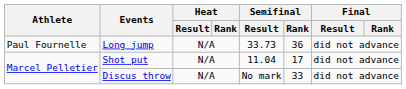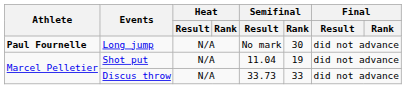(47, 44) normal -> (47, 44) bold
(262, 44) 33.73 -> (262, 44) No mark
(298, 44) 36 -> (298, 44) 30
(298, 60) 17 -> (298, 60) 19
(262, 76) No mark -> (262, 76) 33.73
